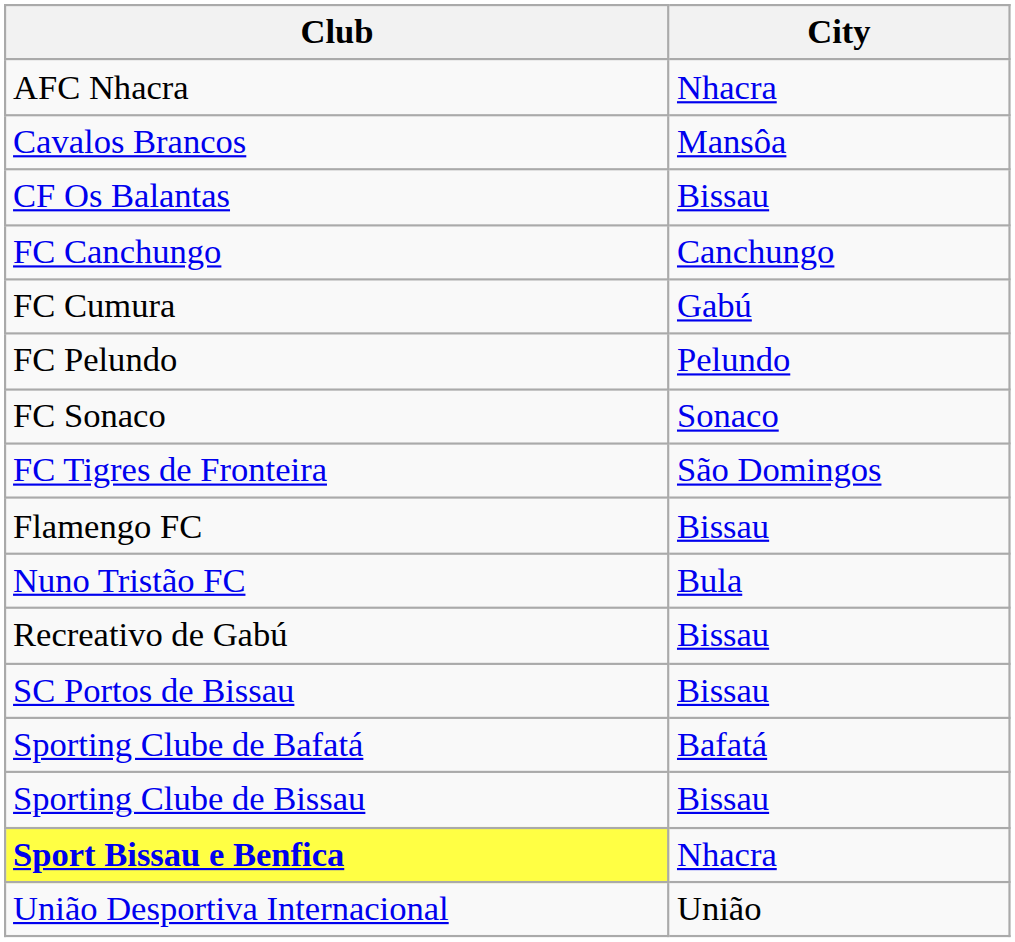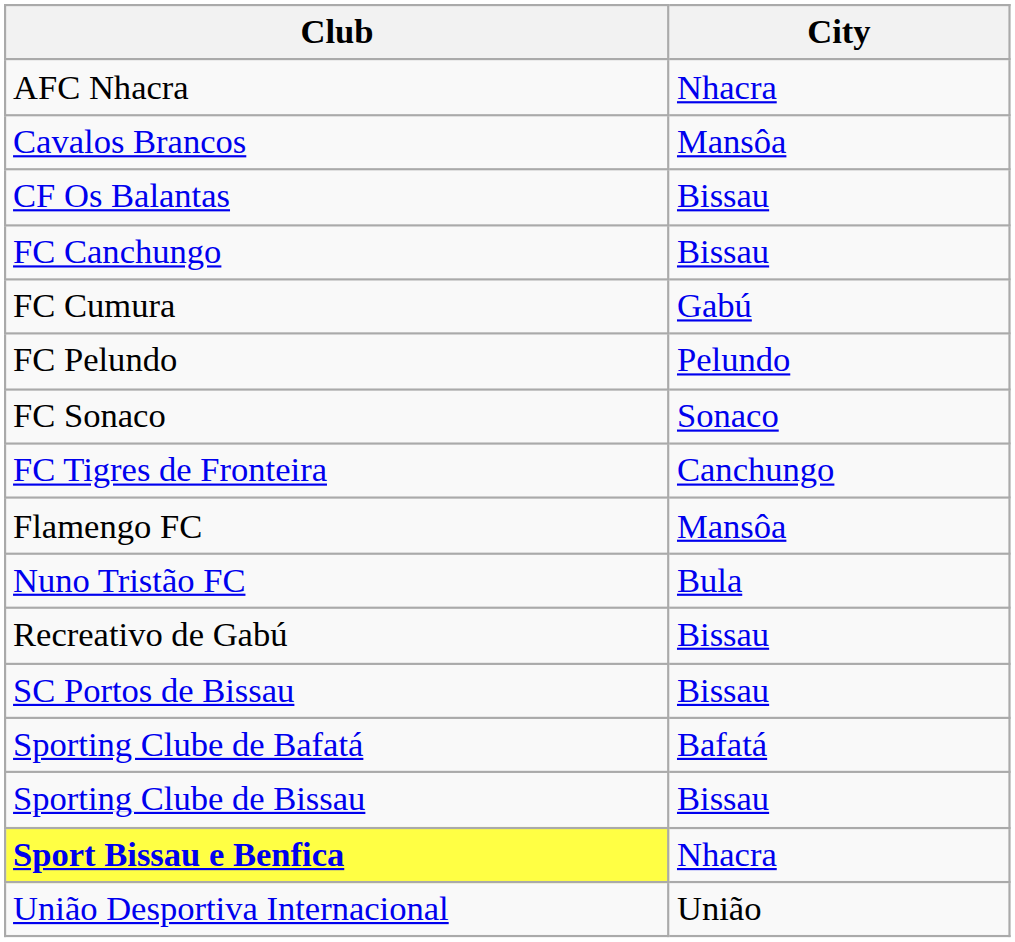(756, 251) Canchungo -> (723, 251) Bissau
(779, 470) São Domingos -> (756, 470) Canchungo
(723, 525) Bissau -> (732, 525) Mansôa
